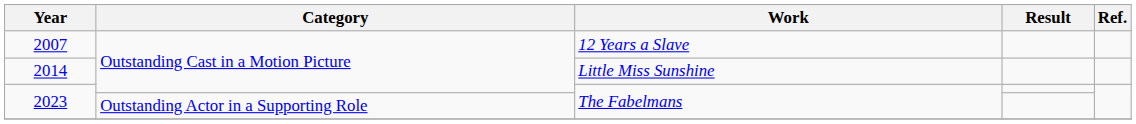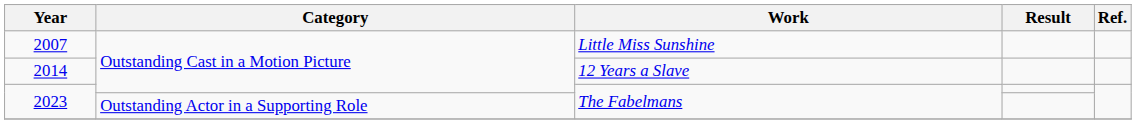(634, 44) 12 Years a Slave -> (646, 44) Little Miss Sunshine
(646, 71) Little Miss Sunshine -> (634, 71) 12 Years a Slave
